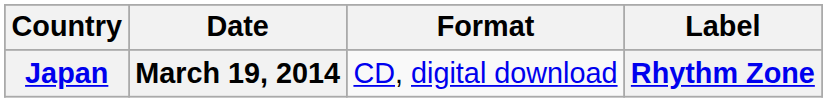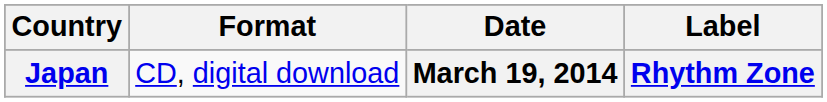columns swapped: (238, 27) <-> (485, 27)
